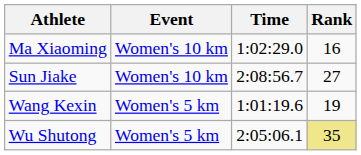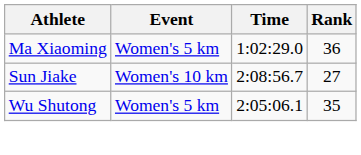(171, 48) Women's 10 km -> (167, 48) Women's 5 km
(332, 48) 16 -> (332, 48) 36
- row: (53, 106)
(332, 135) khaki background -> (332, 106) no background
